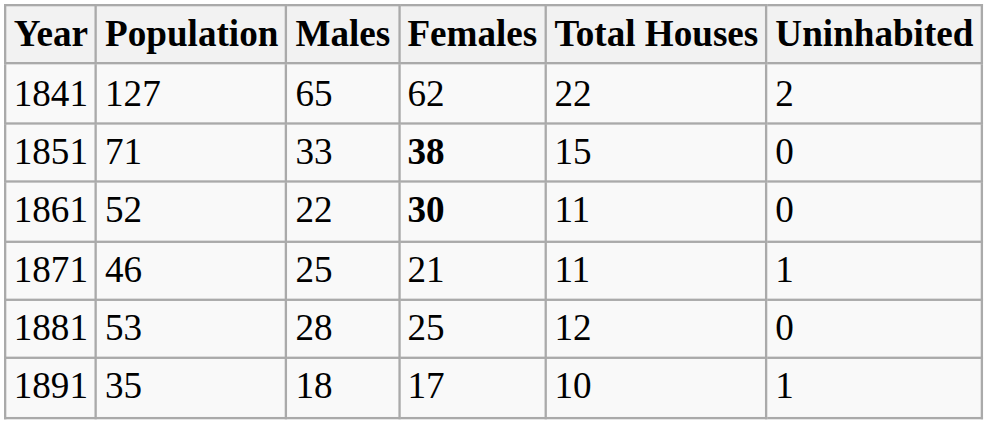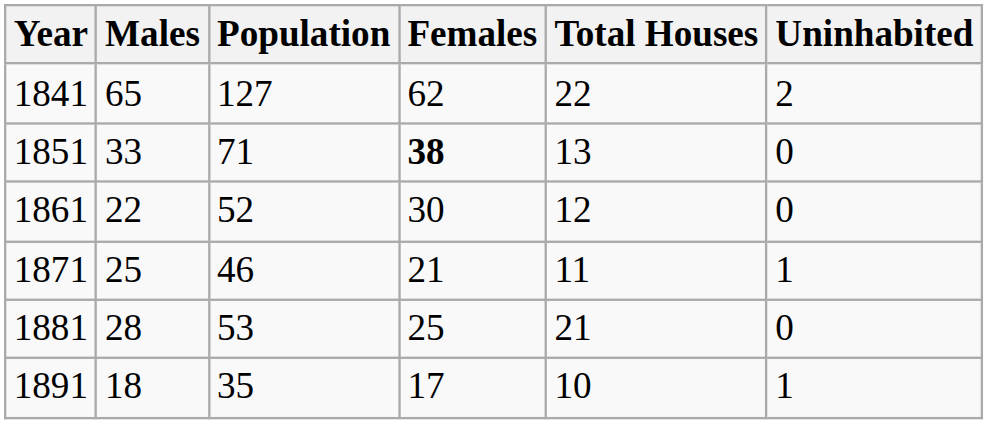columns swapped: (192, 33) <-> (343, 33)
(573, 151) 15 -> (573, 151) 13
(426, 210) bold -> (426, 210) normal
(572, 210) 11 -> (573, 210) 12
(573, 328) 12 -> (573, 328) 21
